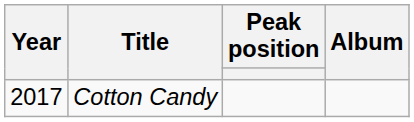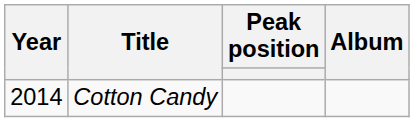(36, 97) 2017 -> (36, 97) 2014
